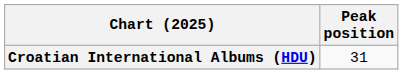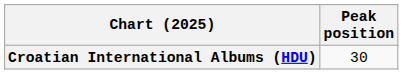(359, 57) 31 -> (359, 57) 30
